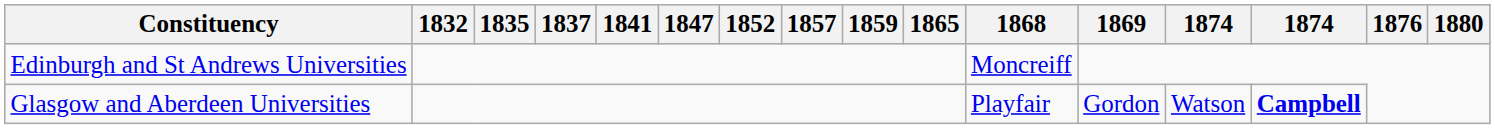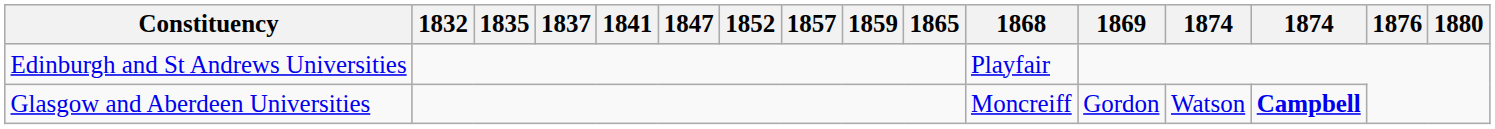(1021, 63) Moncreiff -> (1010, 63) Playfair
(1010, 103) Playfair -> (1021, 103) Moncreiff
